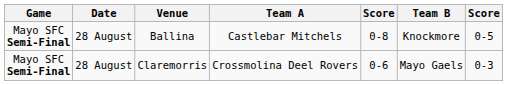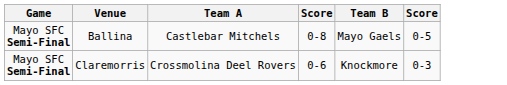- column: (104, 13)
(431, 36) Knockmore -> (369, 36) Mayo Gaels
(431, 66) Mayo Gaels -> (369, 66) Knockmore
